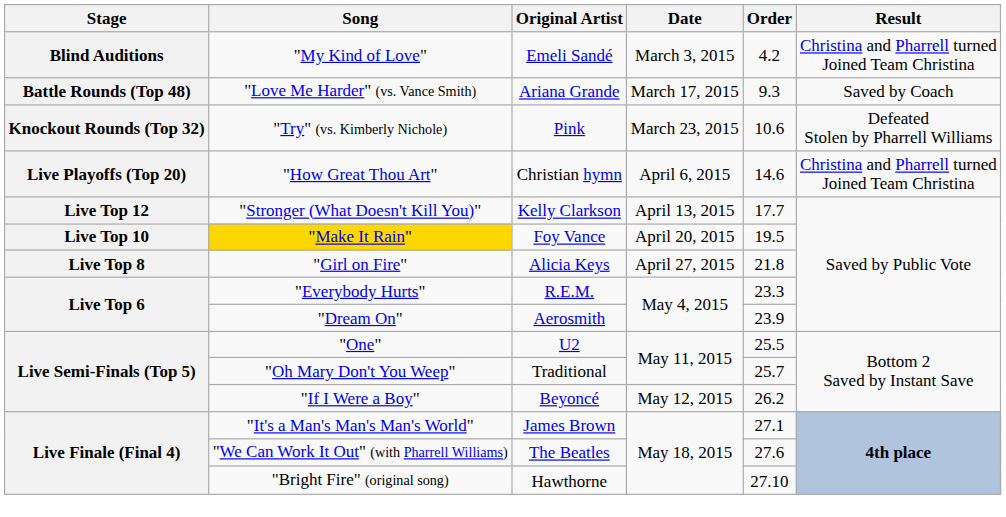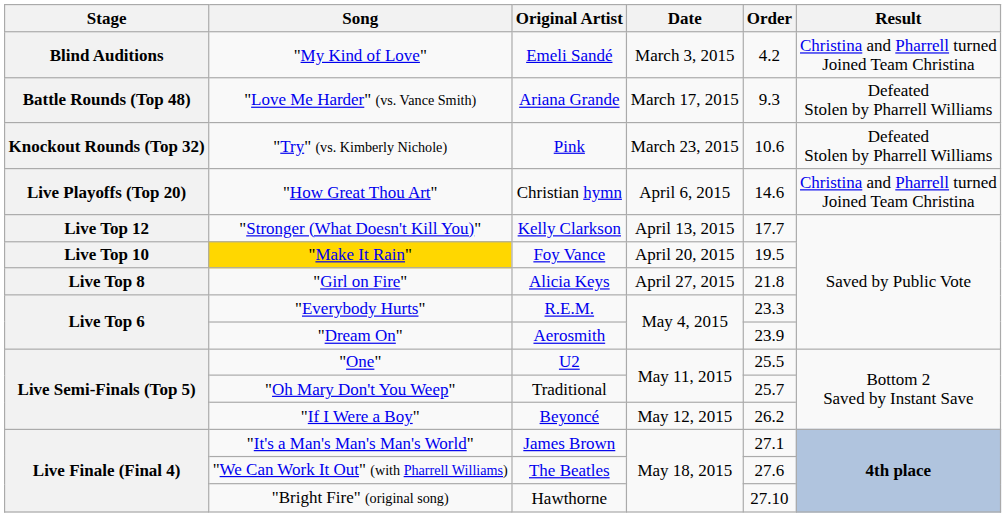(898, 92) Saved by Coach -> (898, 100) Defeated Stolen by Pharrell Williams
